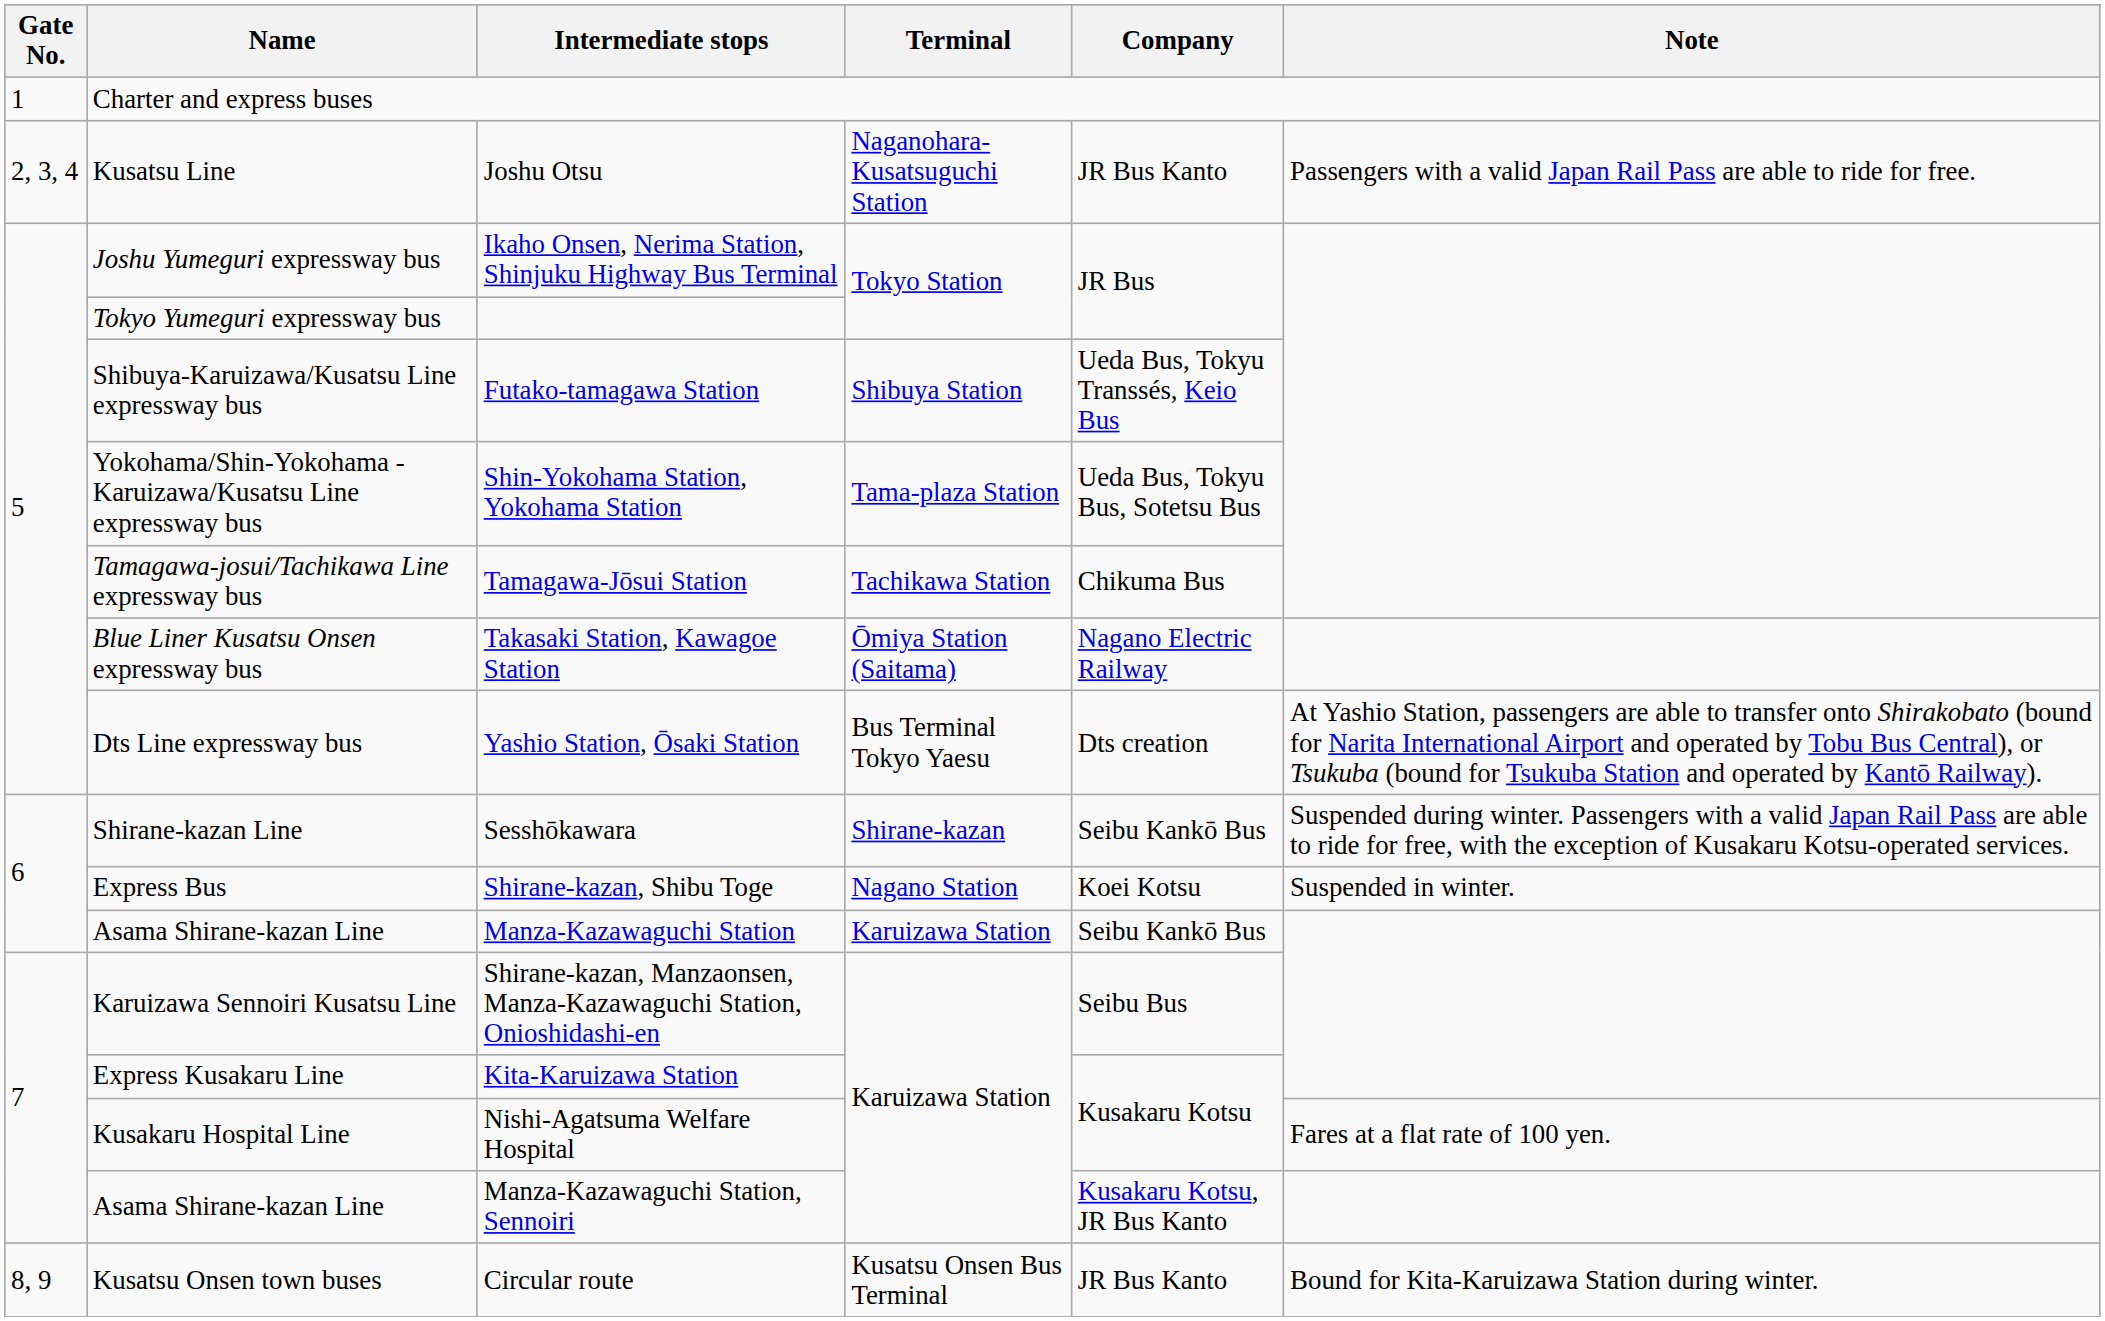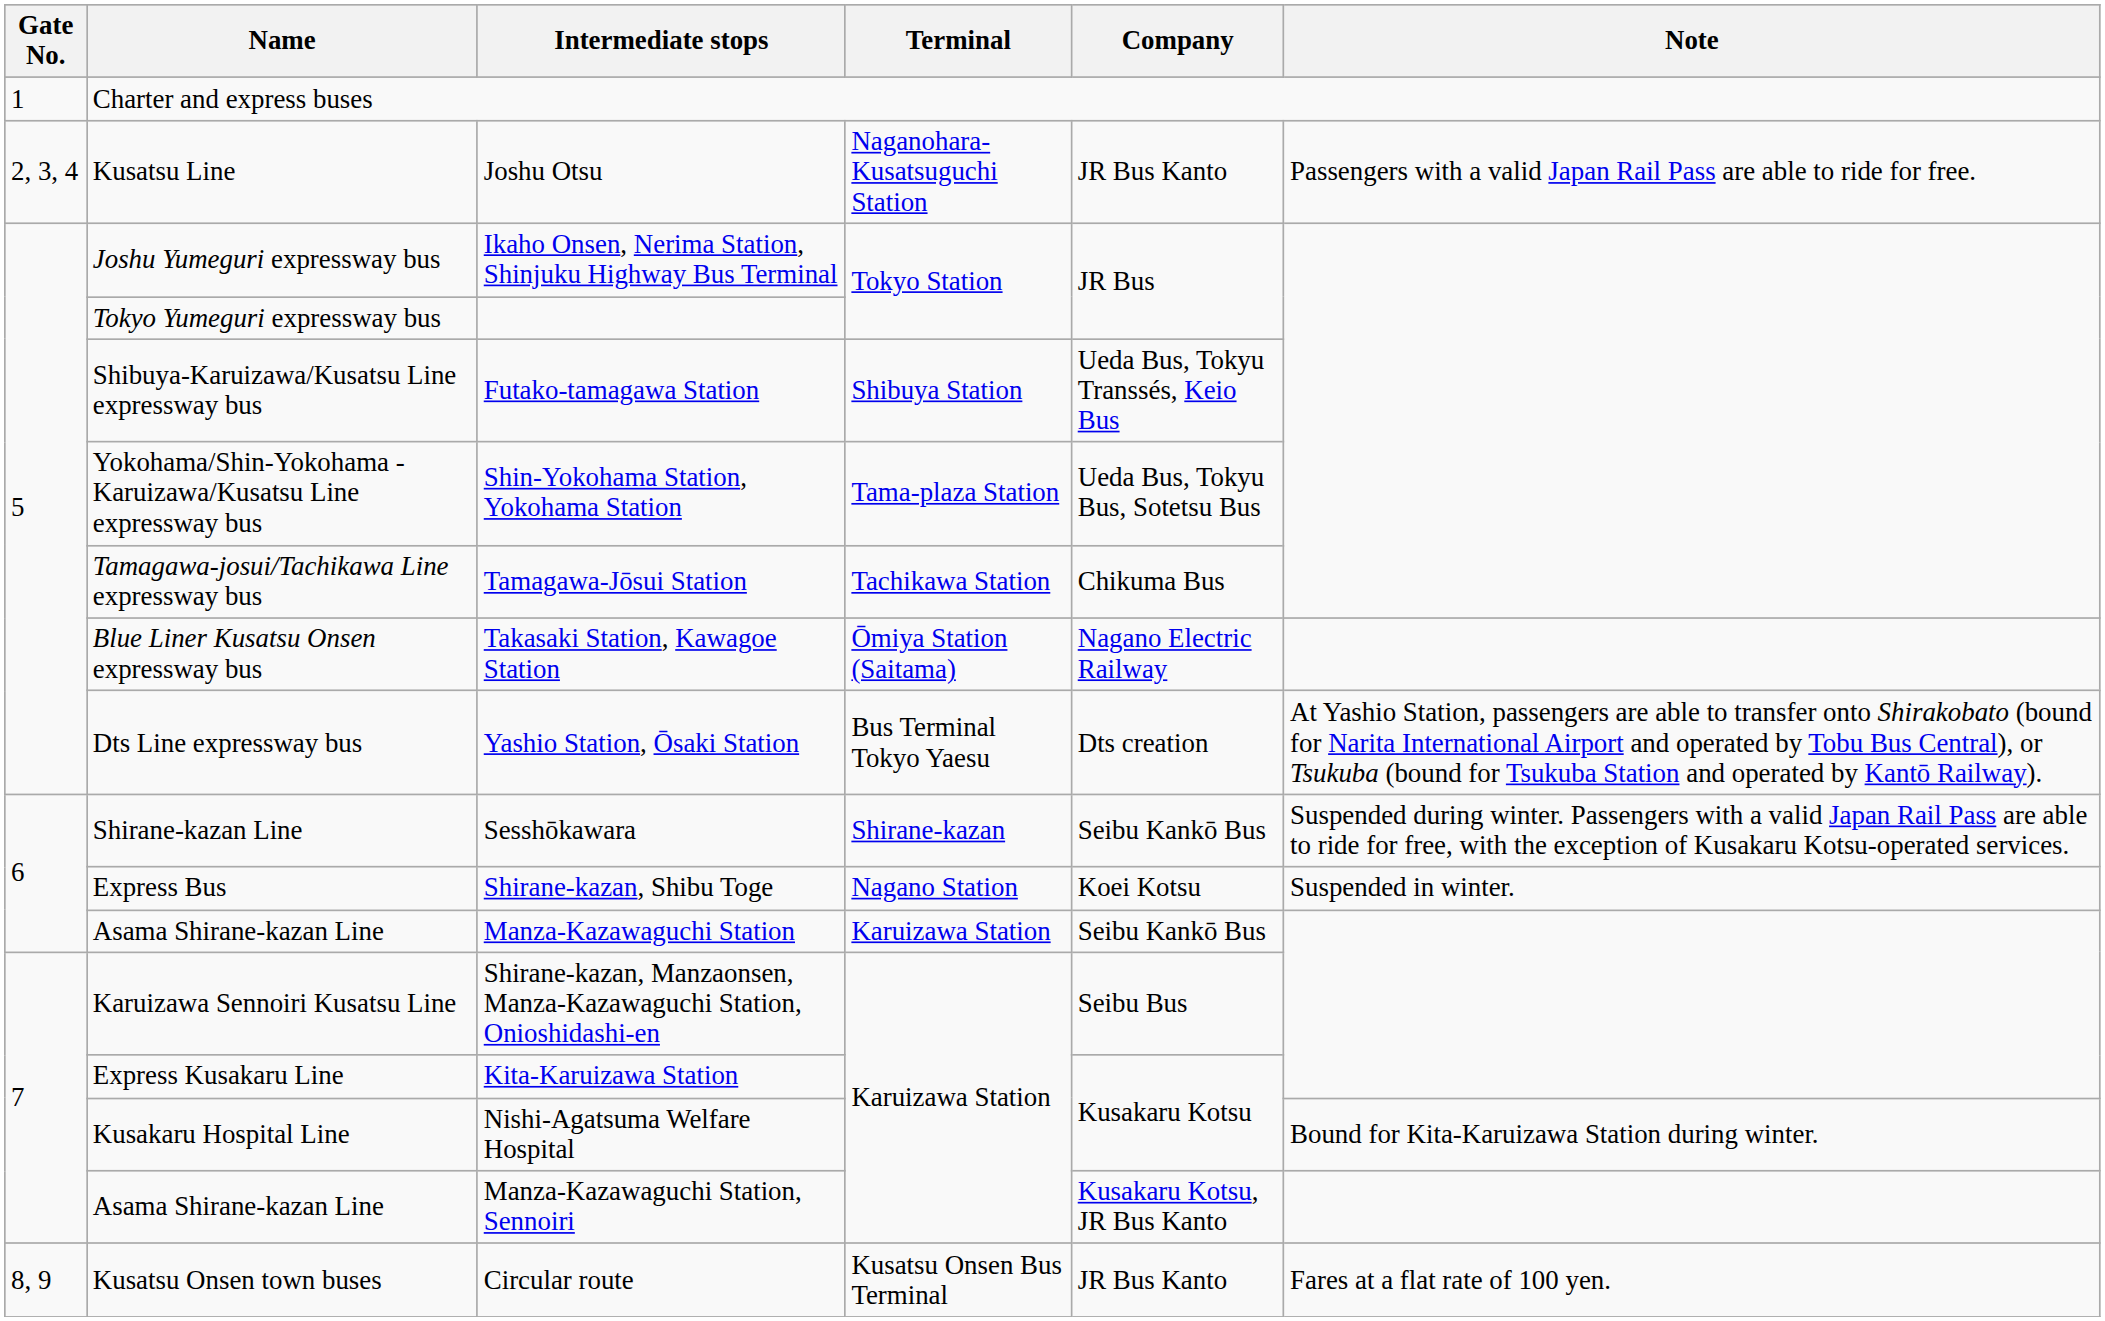(1451, 1133) Fares at a flat rate of 100 yen. -> (1554, 1133) Bound for Kita-Karuizawa Station during winter.
(1554, 1279) Bound for Kita-Karuizawa Station during winter. -> (1451, 1279) Fares at a flat rate of 100 yen.
